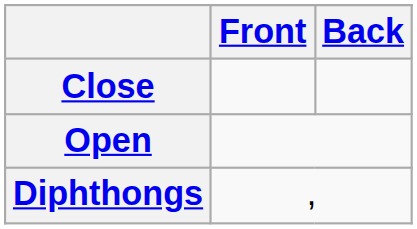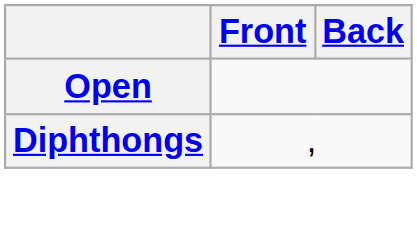- row: (108, 85)
